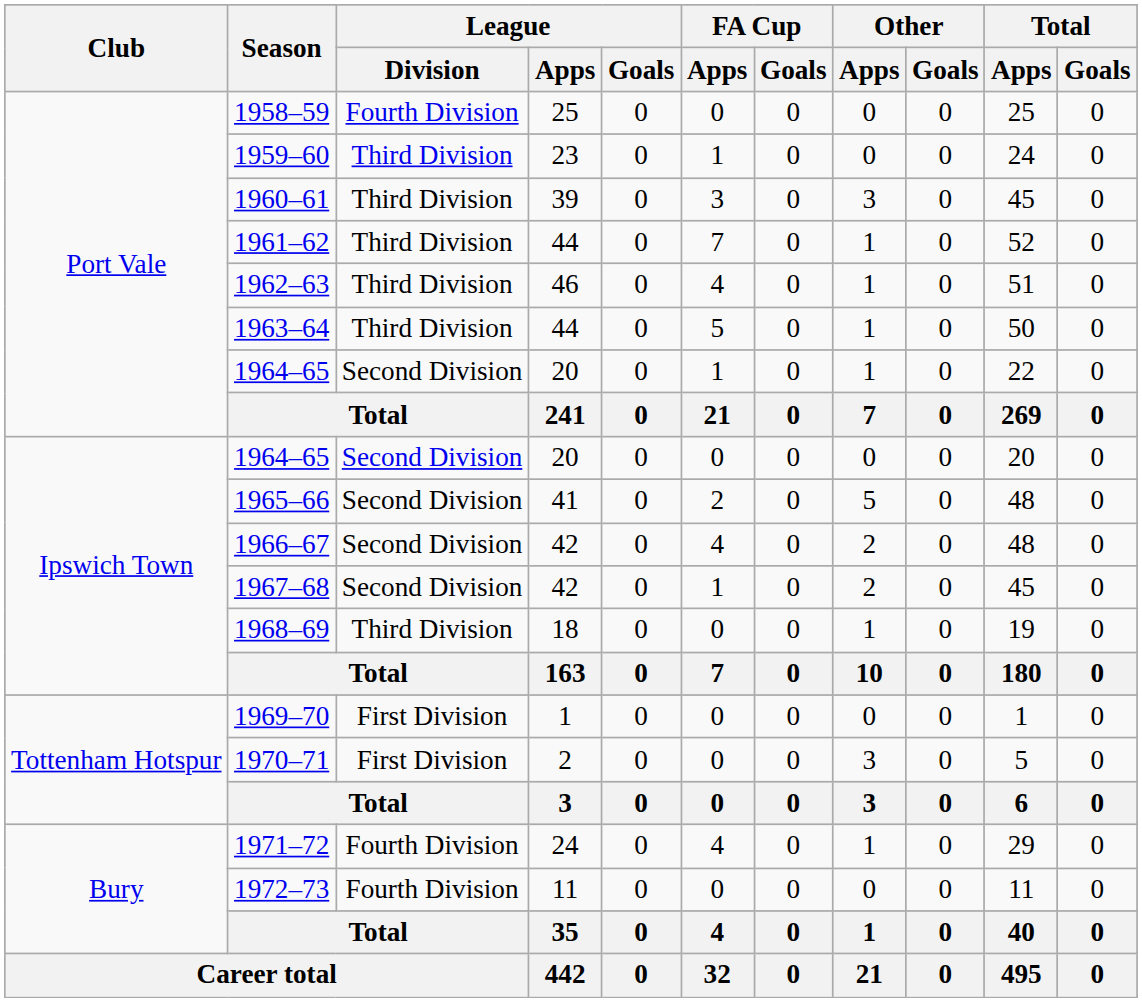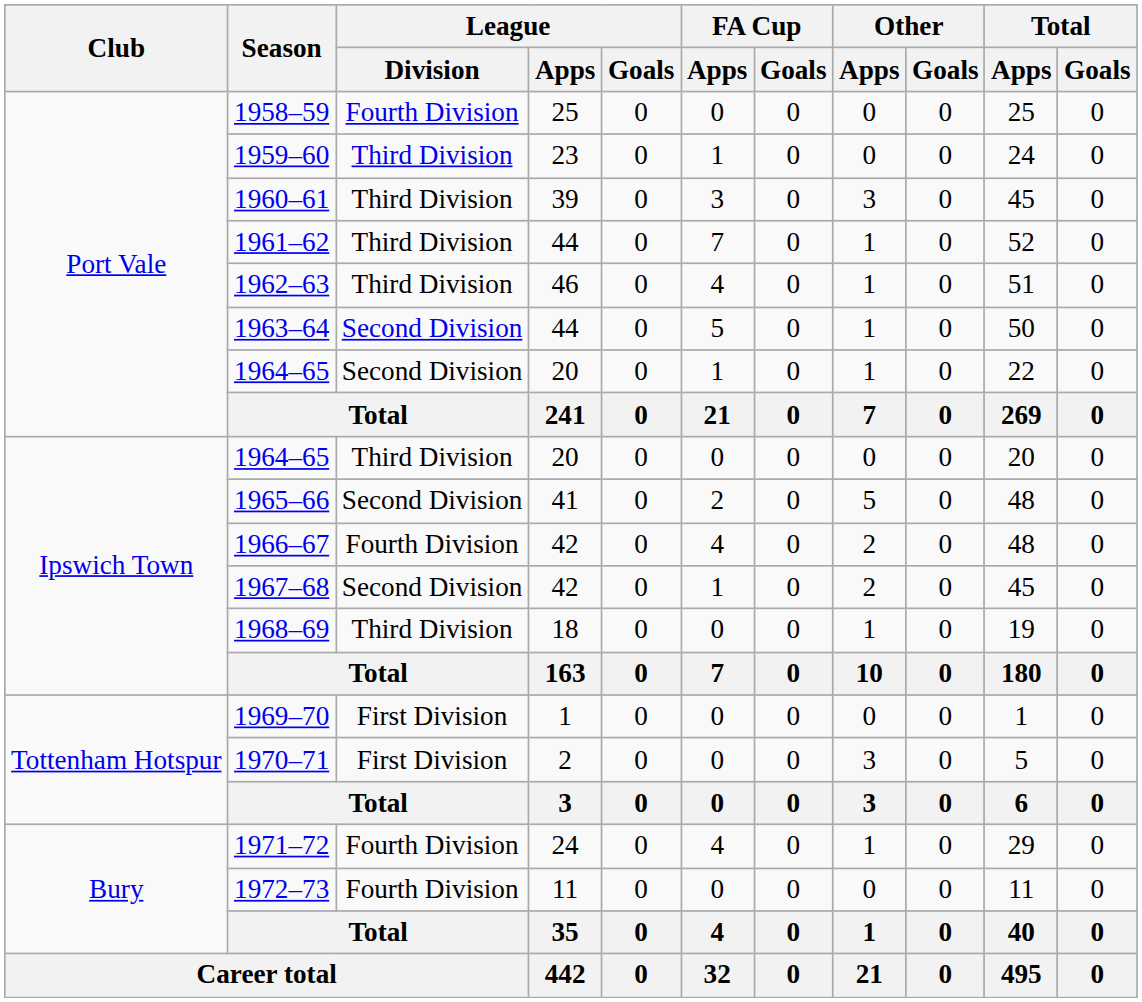(432, 328) Third Division -> (432, 328) Second Division
(432, 457) Second Division -> (432, 457) Third Division
(432, 543) Second Division -> (432, 543) Fourth Division
